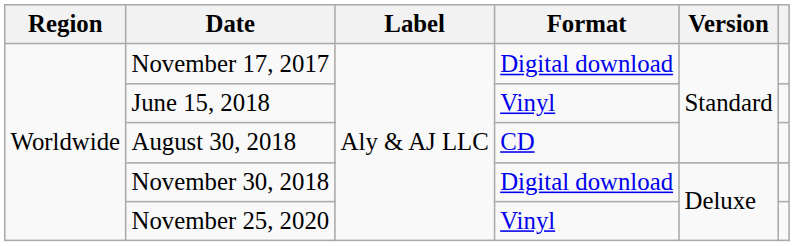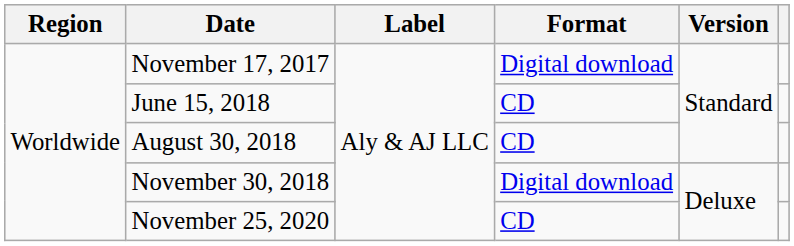(528, 102) Vinyl -> (517, 102) CD
(528, 220) Vinyl -> (517, 220) CD
